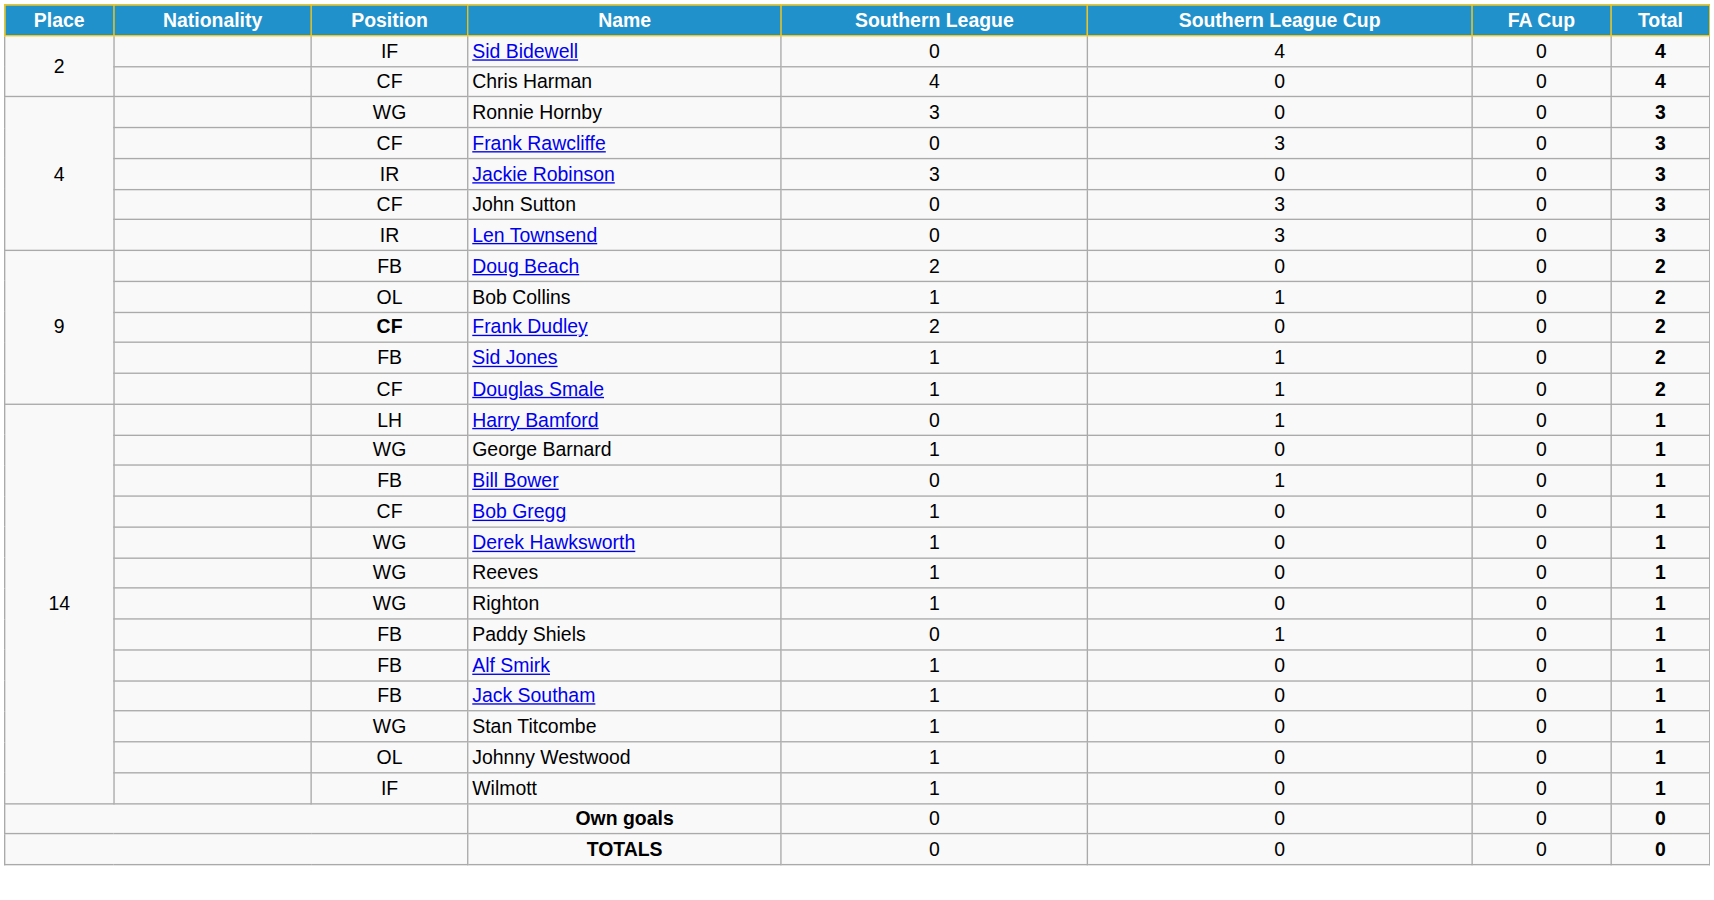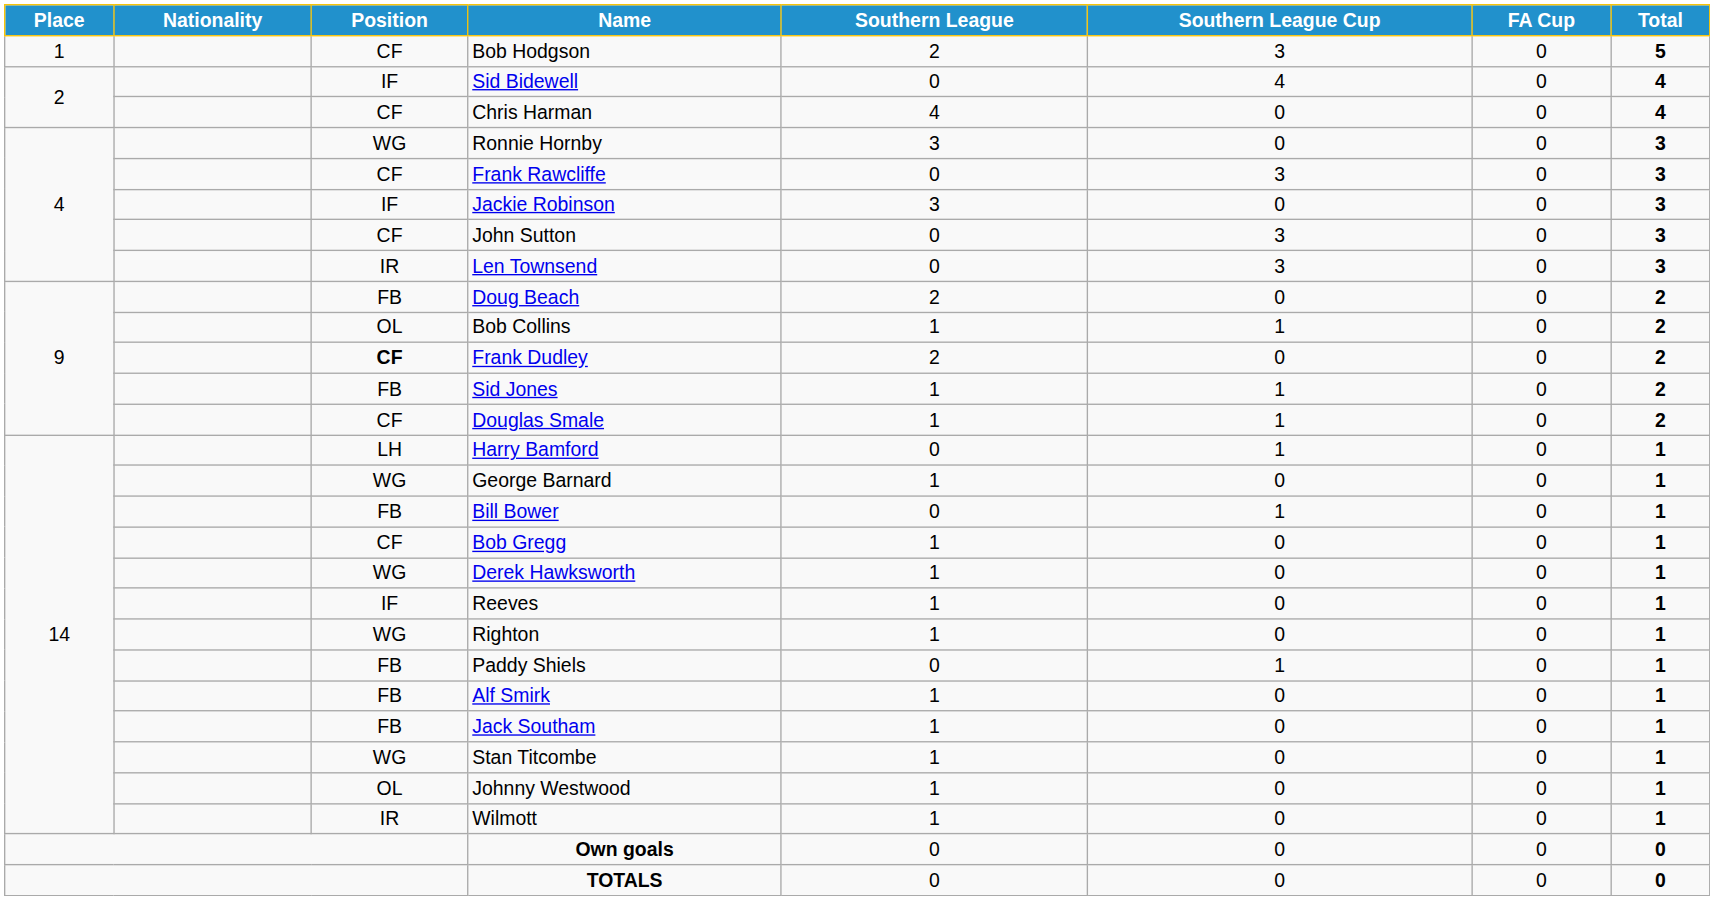+ row: (531, 51)
(390, 174) IR -> (390, 205) IF
(390, 573) WG -> (390, 604) IF
(390, 788) IF -> (390, 819) IR
